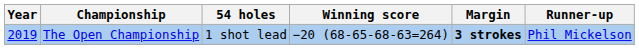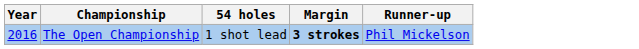- column: (371, 15)
(22, 35) 2019 -> (22, 35) 2016
